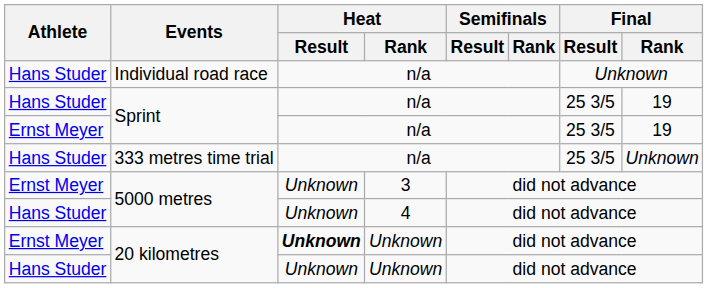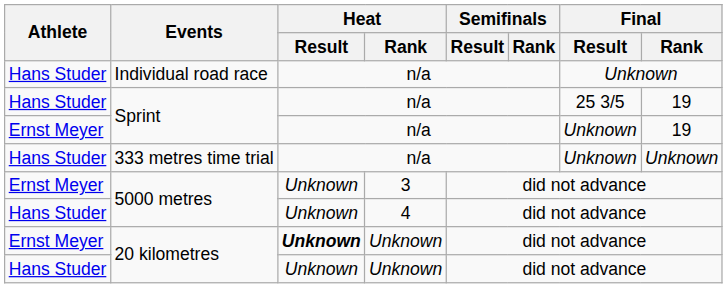(590, 130) 25 3/5 -> (600, 130) Unknown
(590, 158) 25 3/5 -> (600, 158) Unknown
